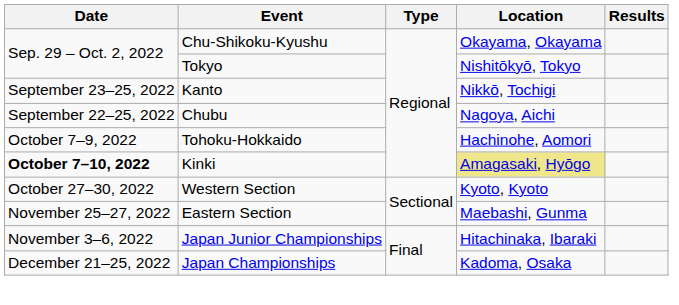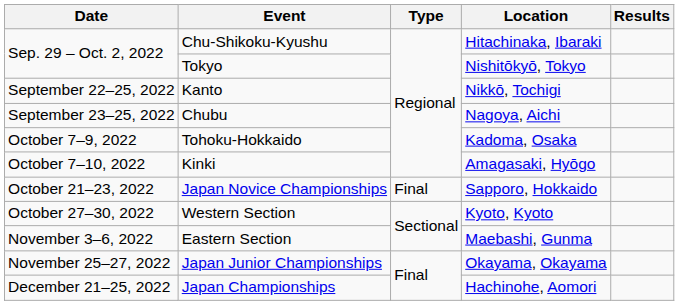(531, 41) Okayama, Okayama -> (533, 41) Hitachinaka, Ibaraki
(91, 90) September 23–25, 2022 -> (91, 90) September 22–25, 2022
(91, 115) September 22–25, 2022 -> (91, 115) September 23–25, 2022
(526, 139) Hachinohe, Aomori -> (521, 139) Kadoma, Osaka
(79, 164) bold -> (77, 164) normal
(525, 164) khaki background -> (530, 164) no background
+ row: (284, 189)
(89, 213) November 25–27, 2022 -> (81, 238) November 3–6, 2022
(81, 238) November 3–6, 2022 -> (89, 262) November 25–27, 2022
(528, 238) Hitachinaka, Ibaraki -> (536, 262) Okayama, Okayama
(516, 262) Kadoma, Osaka -> (531, 287) Hachinohe, Aomori
